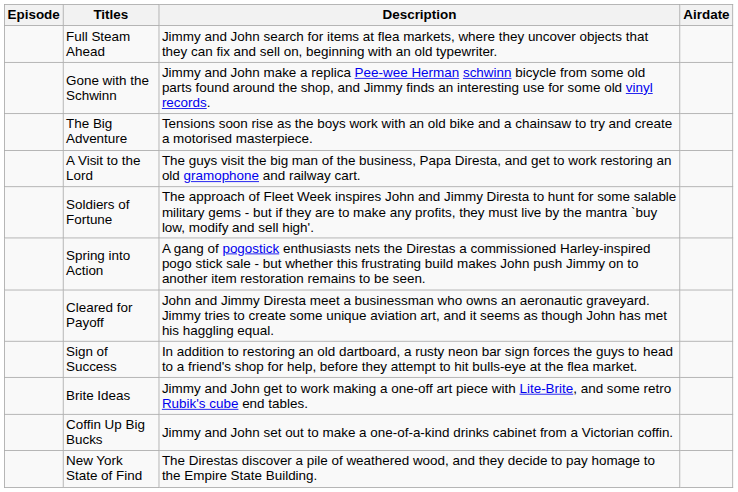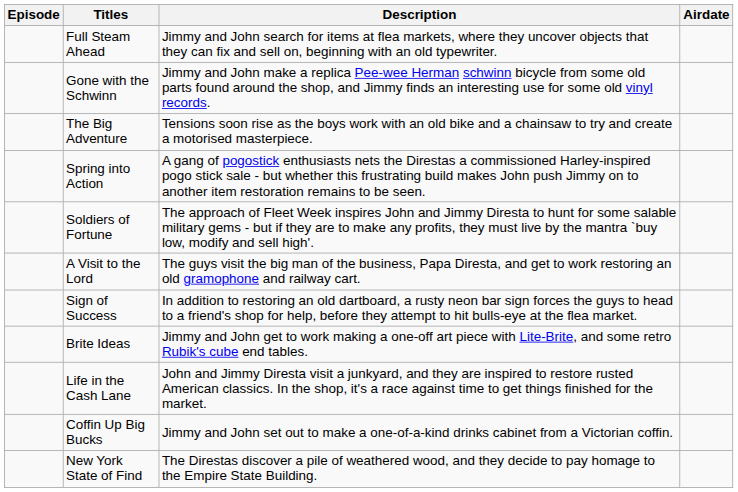rows swapped: (103, 168) <-> (98, 264)
- row: (99, 315)
+ row: (98, 388)
